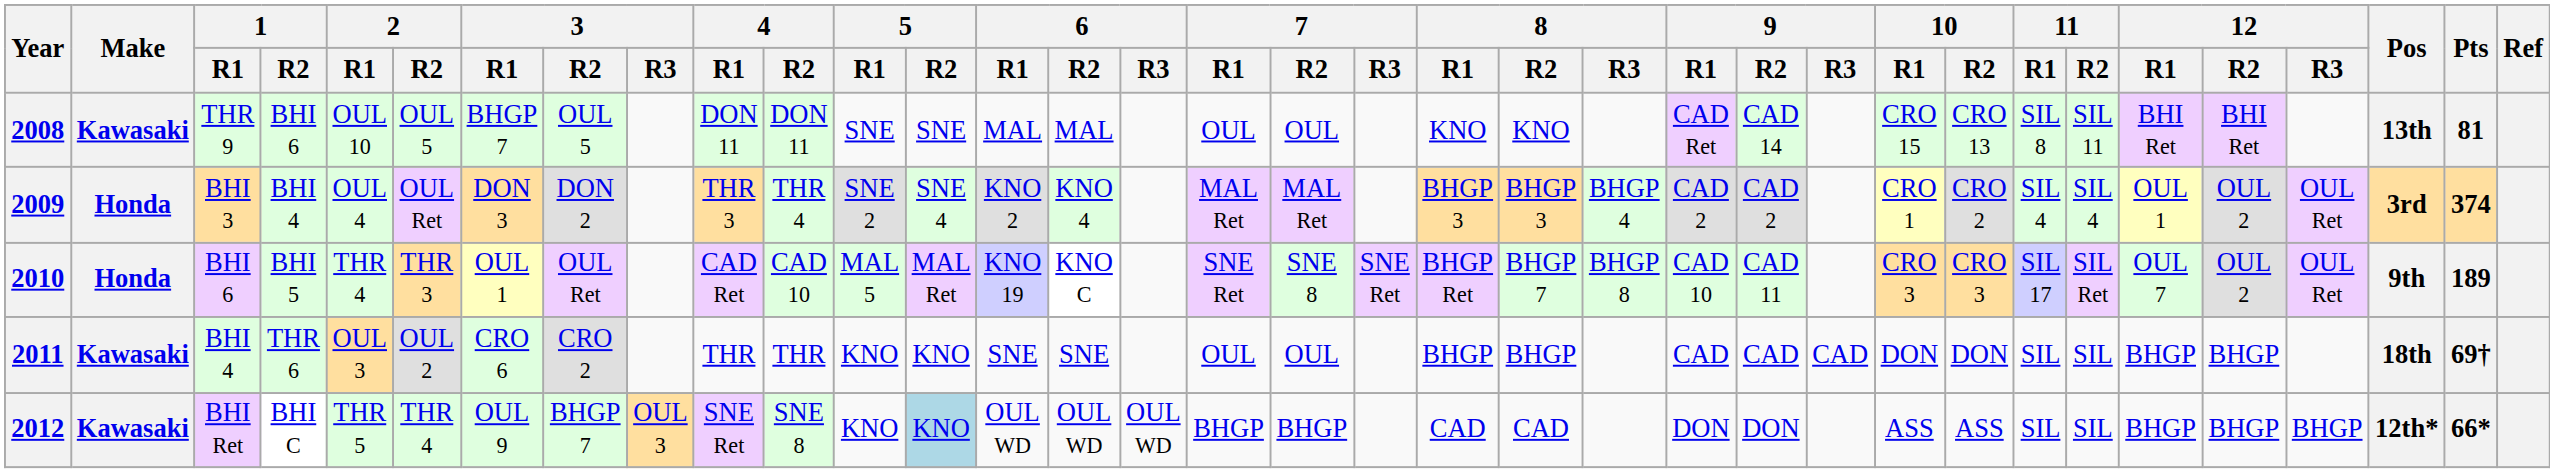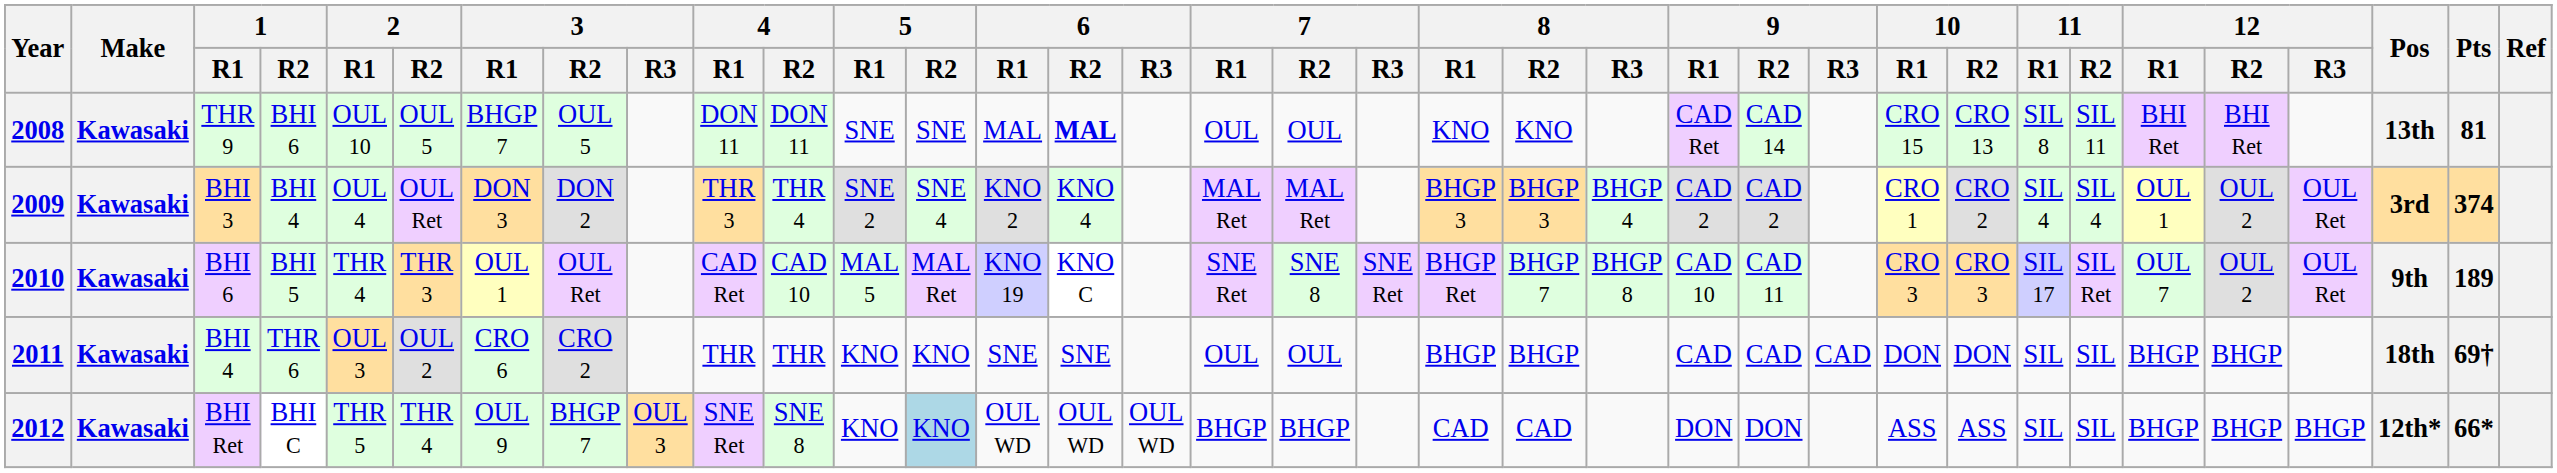(1084, 129) normal -> (1086, 129) bold
(133, 204) Honda -> (133, 204) Kawasaki
(133, 278) Honda -> (133, 278) Kawasaki
